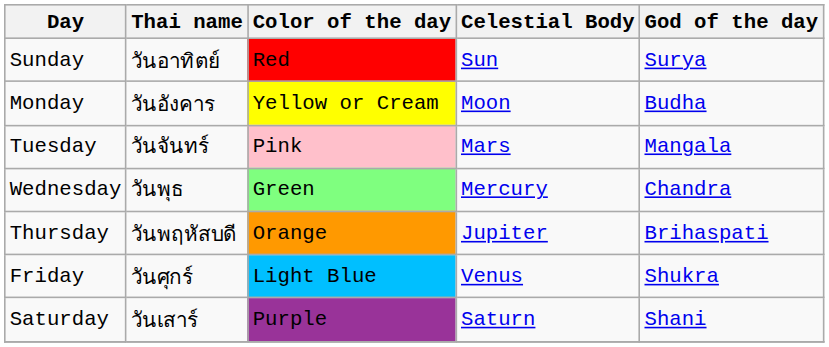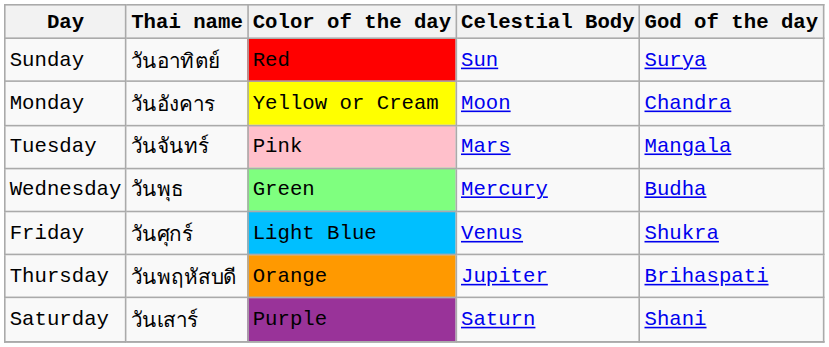(676, 103) Budha -> (688, 103) Chandra
(688, 190) Chandra -> (676, 190) Budha
rows swapped: (59, 233) <-> (47, 276)
